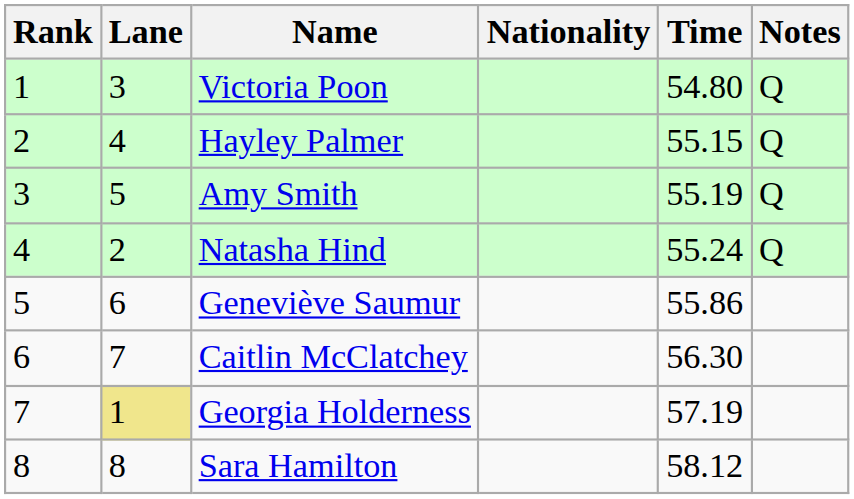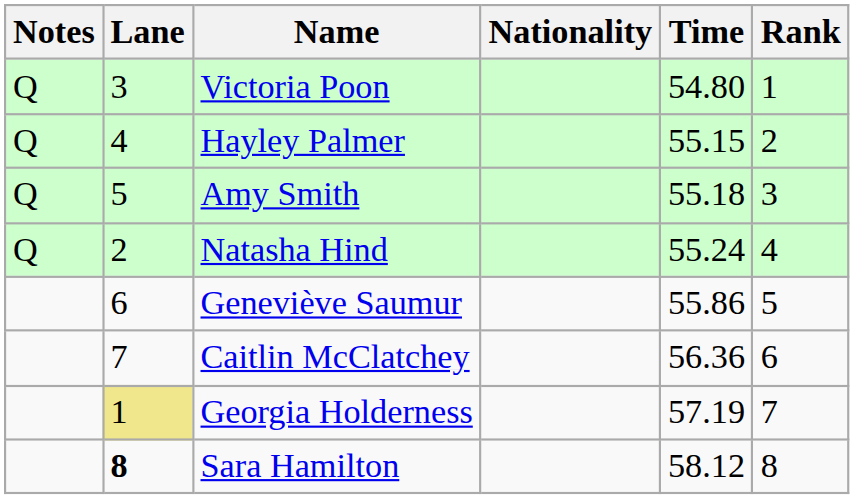columns swapped: (53, 31) <-> (800, 31)
(705, 194) 55.19 -> (706, 194) 55.18
(705, 357) 56.30 -> (706, 357) 56.36
(117, 466) normal -> (119, 466) bold
